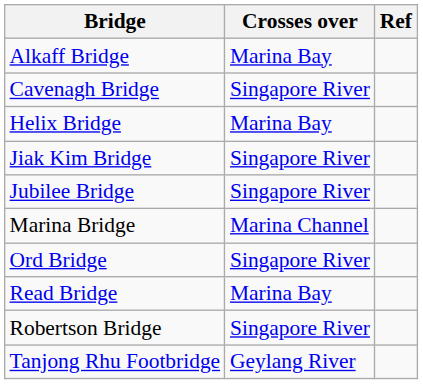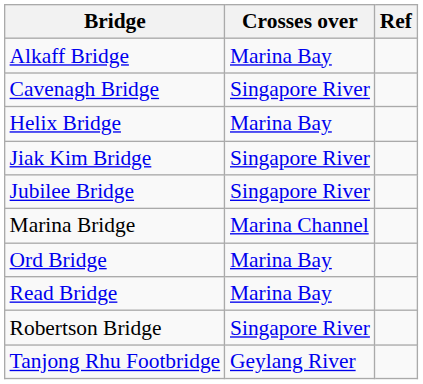(300, 259) Singapore River -> (281, 259) Marina Bay
